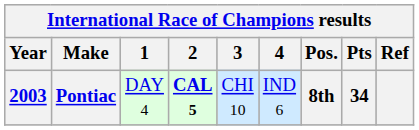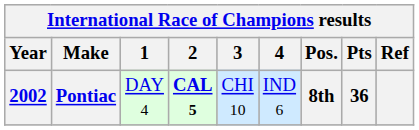(28, 97) 2003 -> (28, 97) 2002
(359, 97) 34 -> (359, 97) 36
